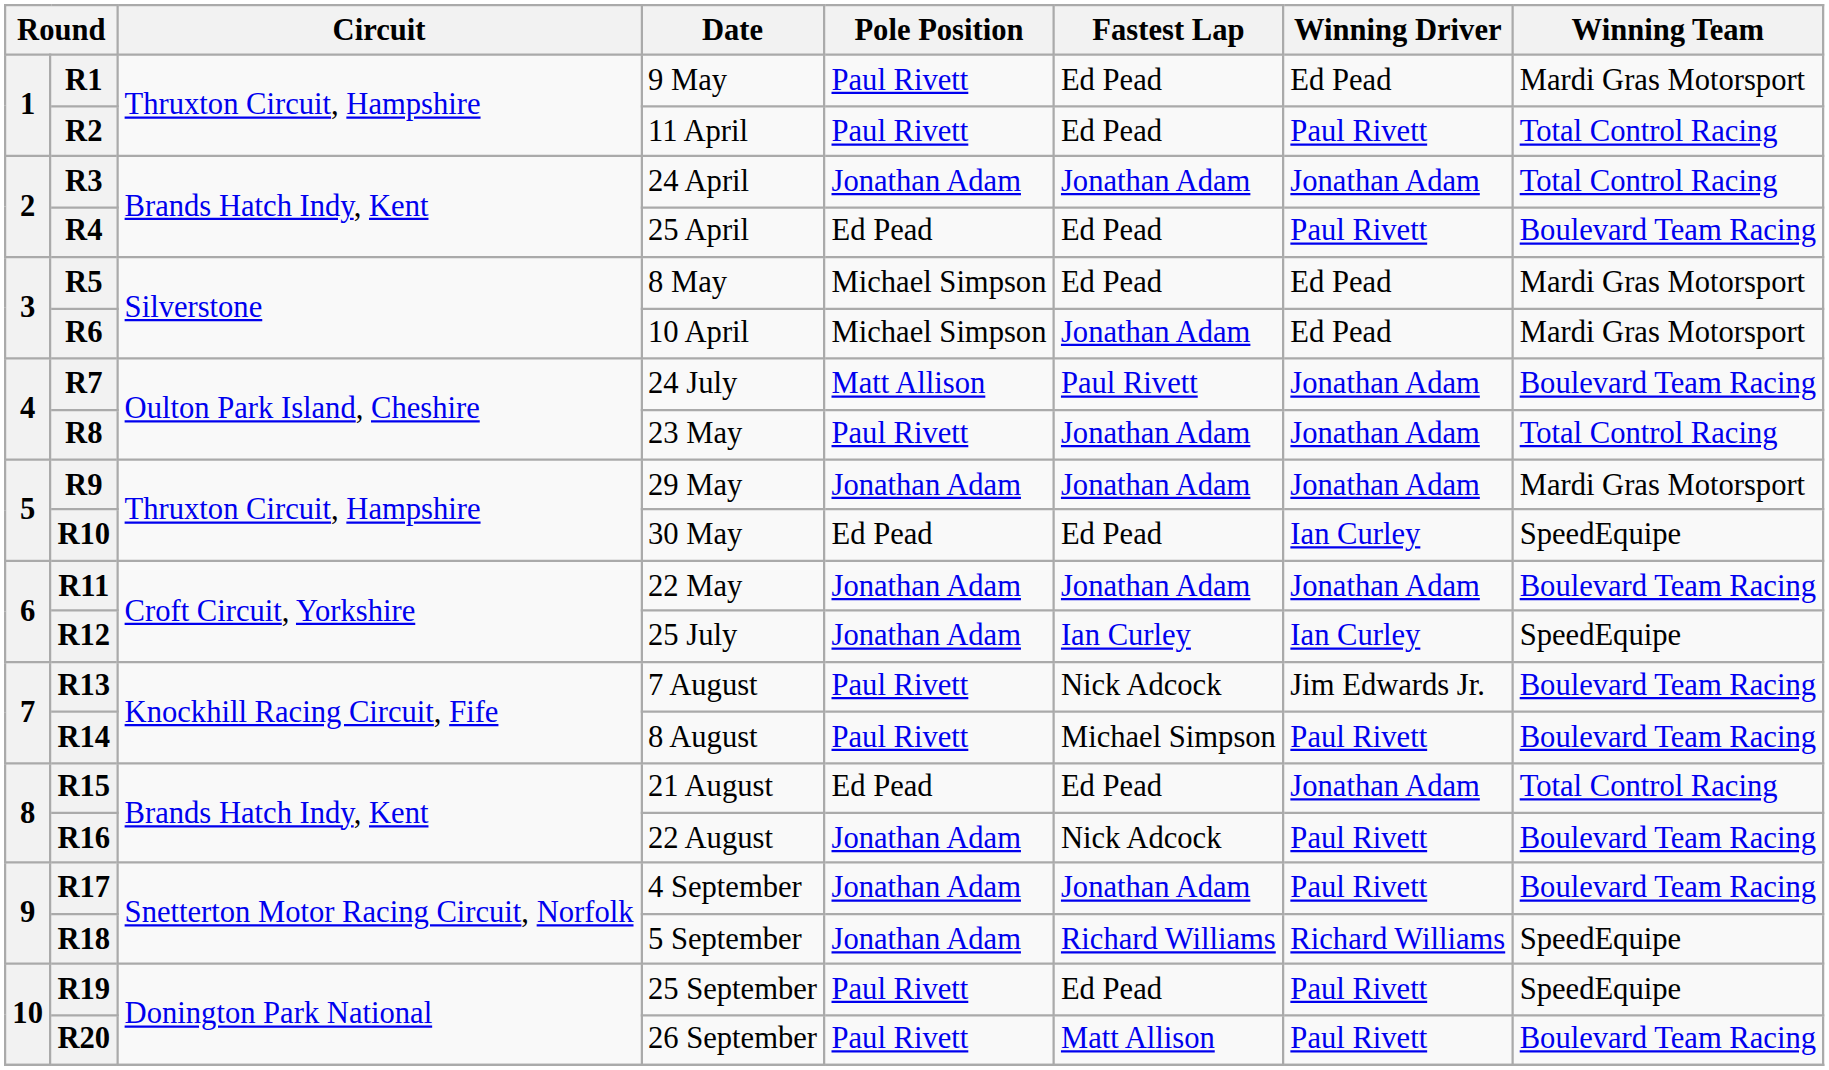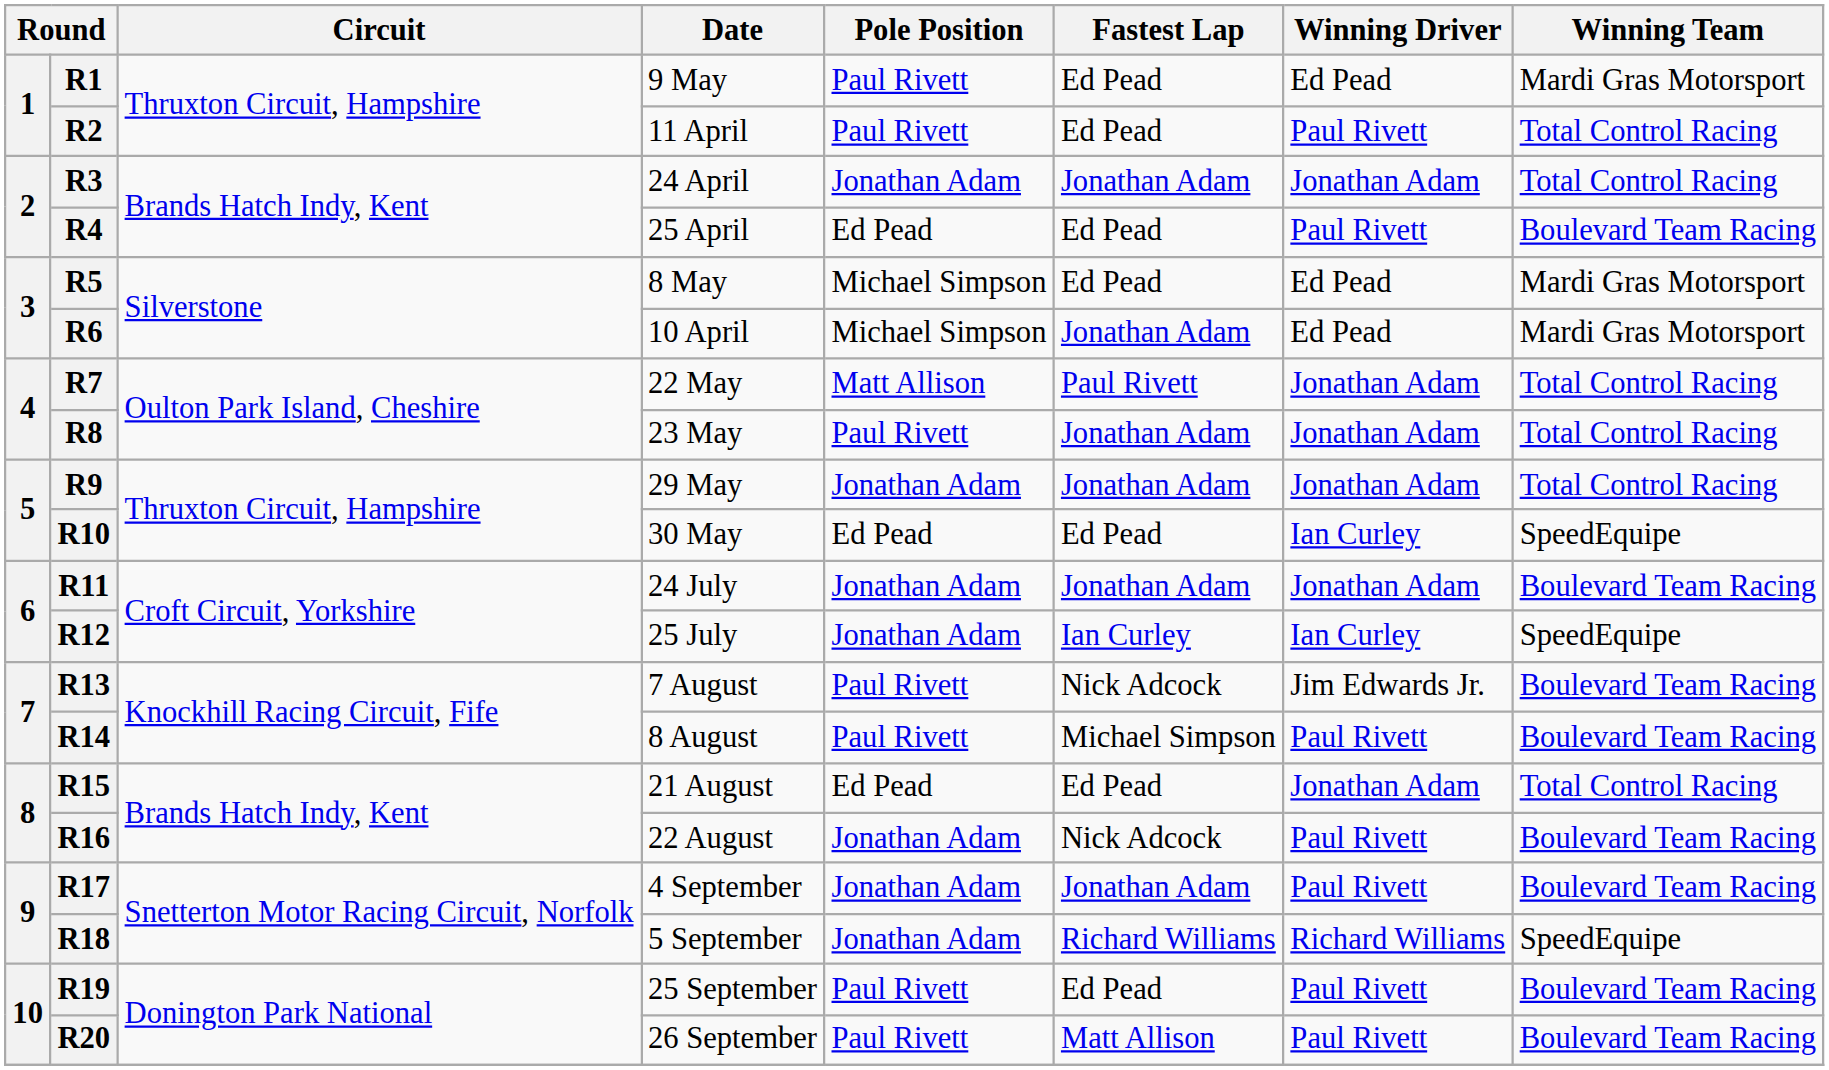(693, 382) 24 July -> (695, 382) 22 May
(1668, 382) Boulevard Team Racing -> (1649, 382) Total Control Racing
(1662, 483) Mardi Gras Motorsport -> (1649, 483) Total Control Racing
(695, 584) 22 May -> (693, 584) 24 July
(1600, 988) SpeedEquipe -> (1668, 988) Boulevard Team Racing
